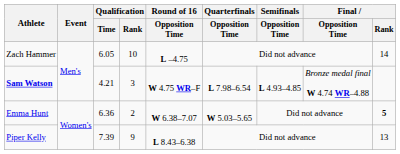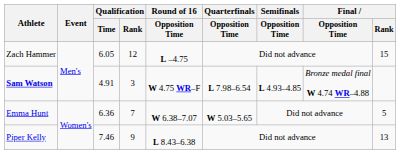(133, 54) 10 -> (133, 54) 12
(384, 54) 14 -> (384, 54) 15
(106, 83) 4.21 -> (106, 83) 4.91
(133, 113) 2 -> (133, 113) 7
(384, 113) bold -> (384, 113) normal
(106, 137) 7.39 -> (106, 137) 7.46
